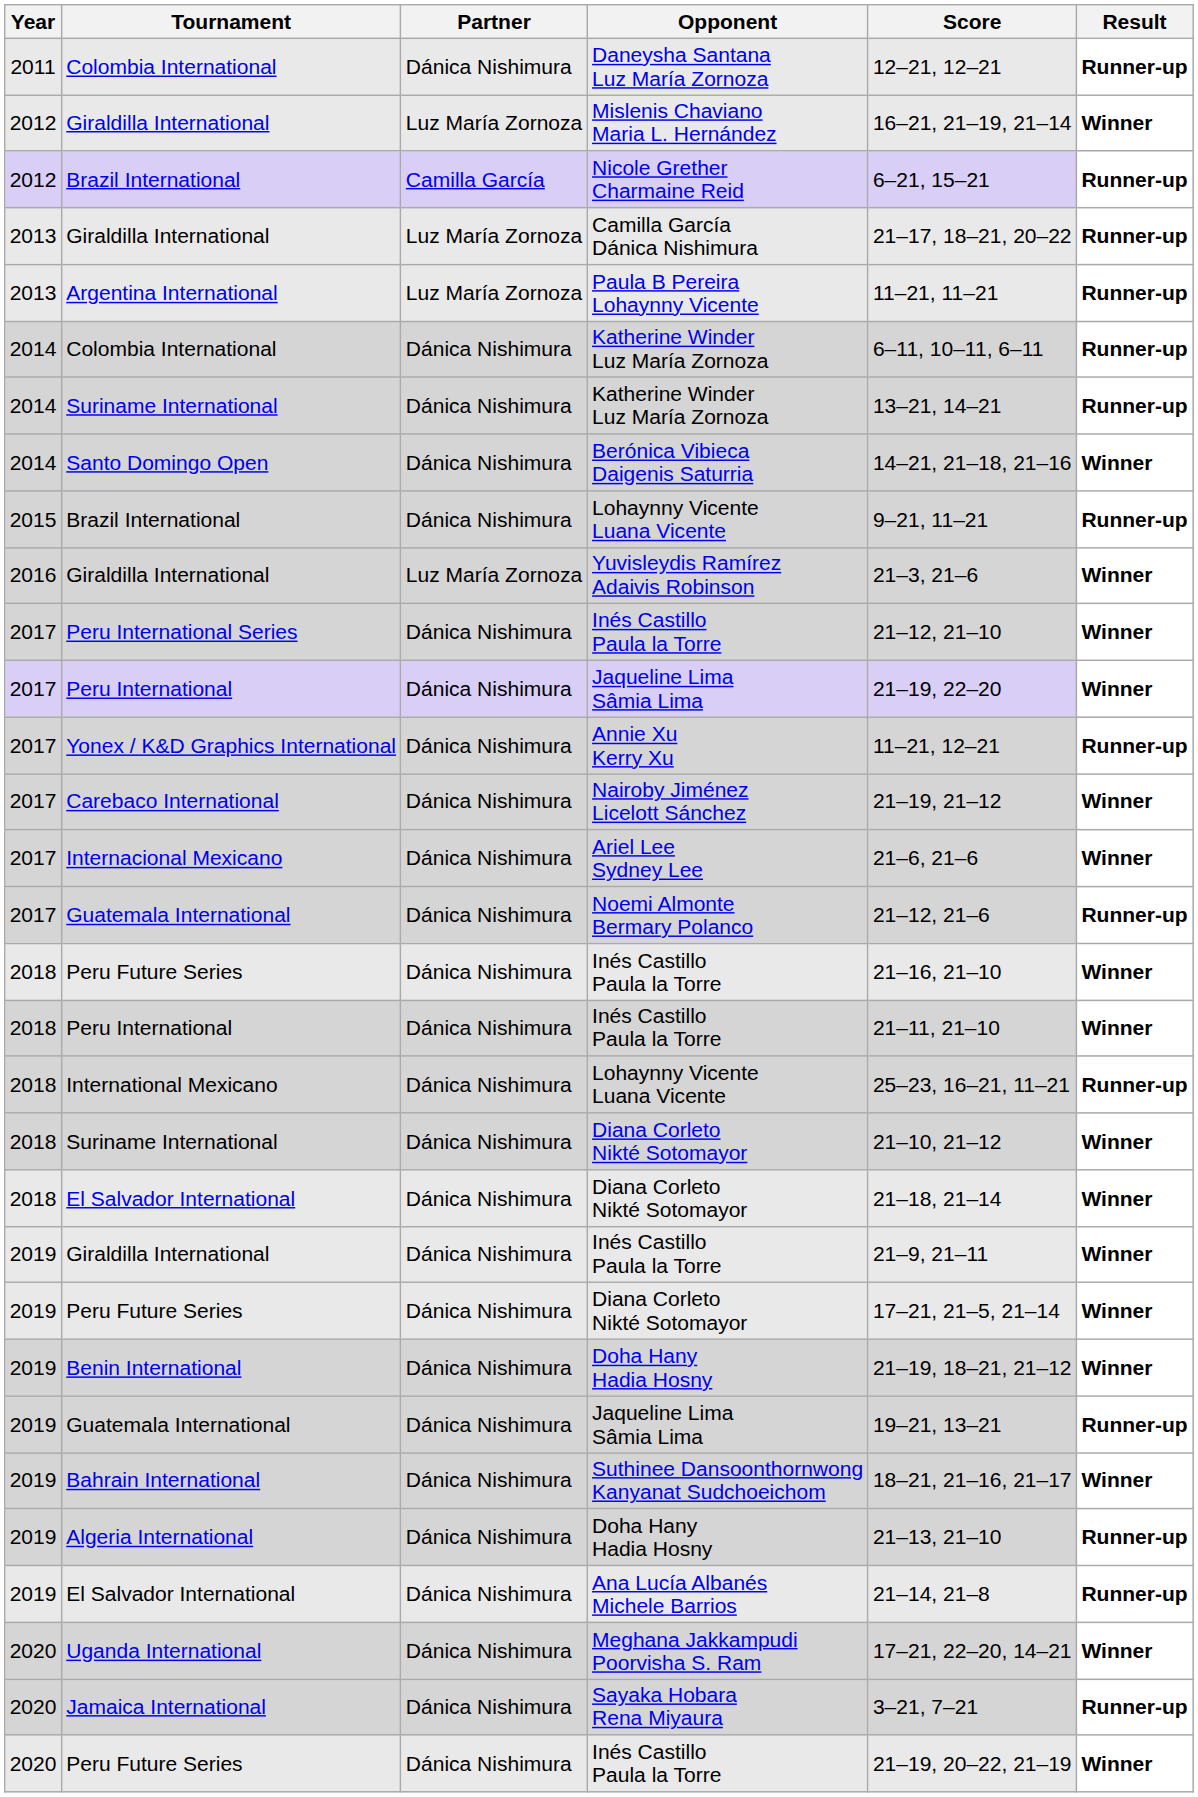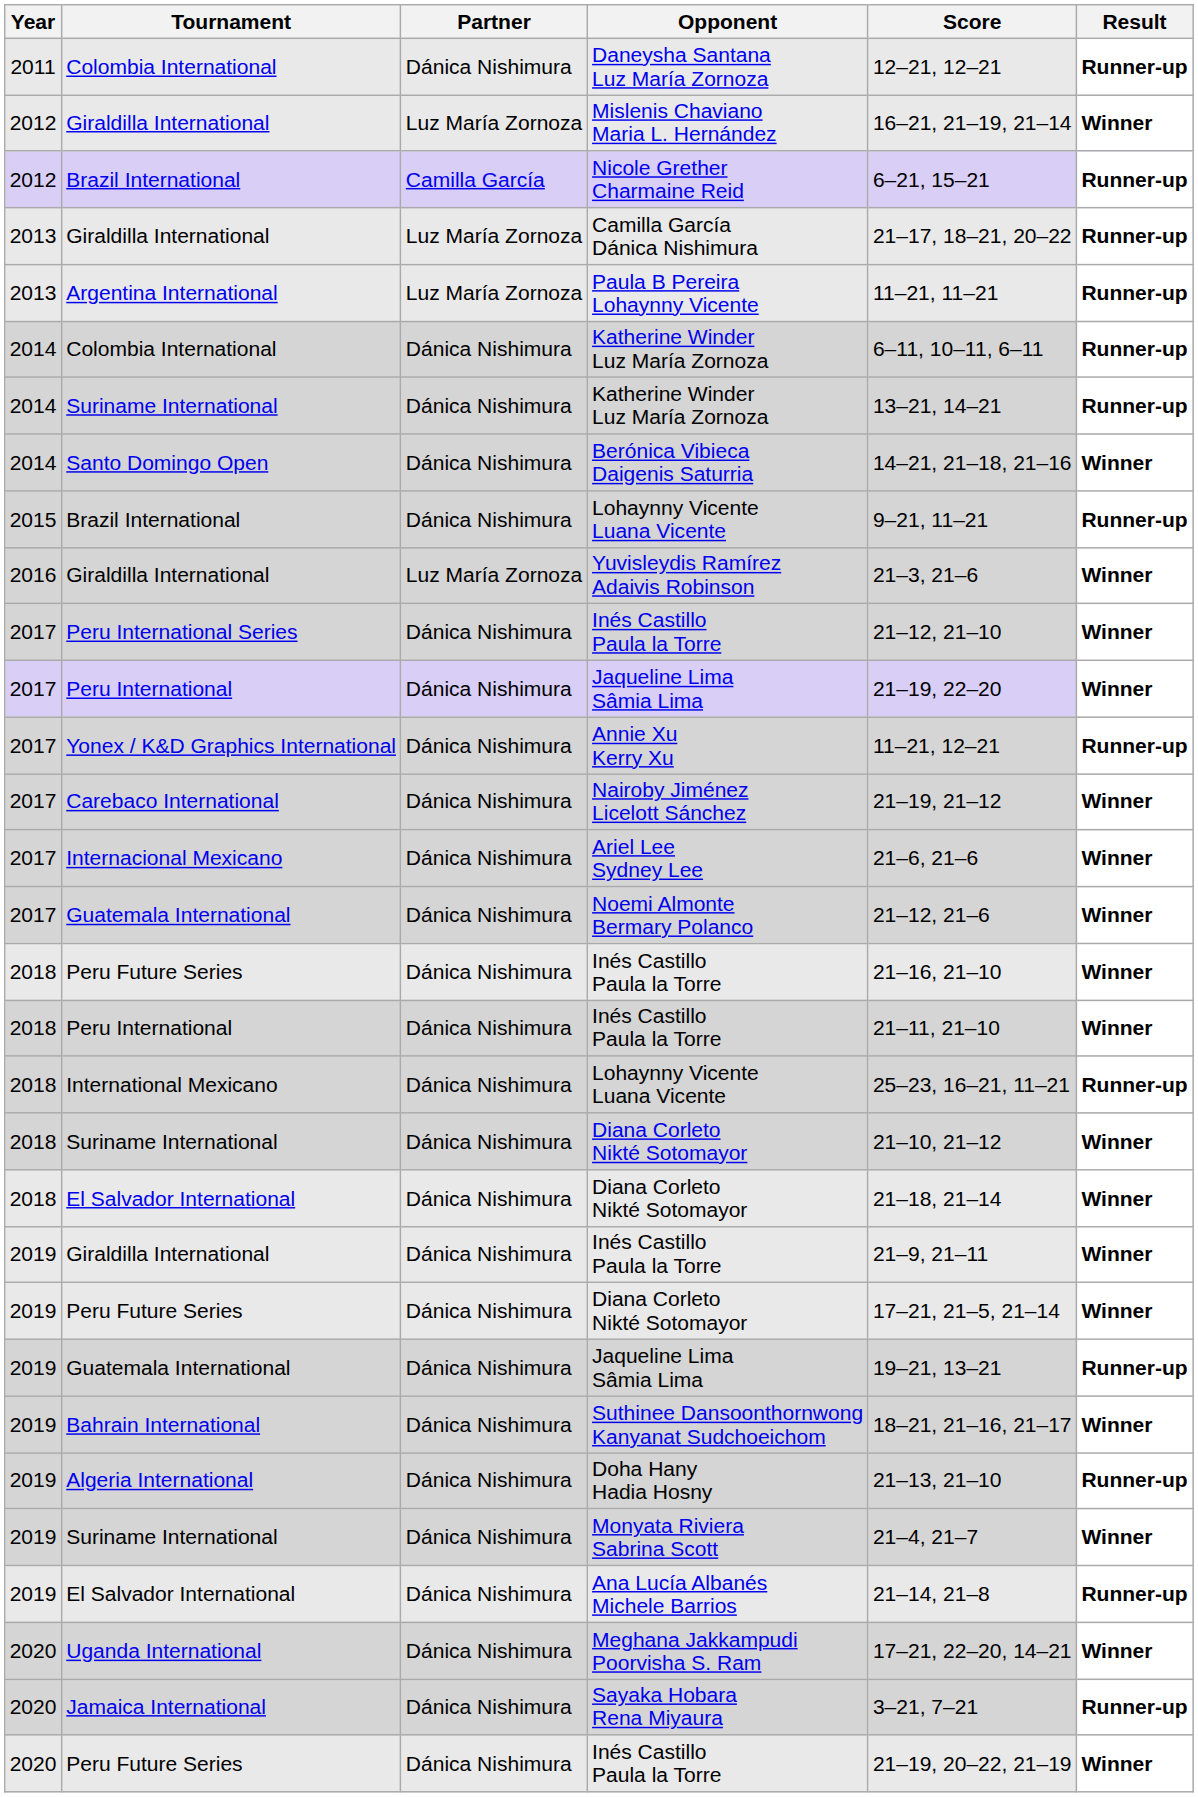(1135, 915) Runner-up -> (1117, 915) Winner
- row: (154, 1368)
+ row: (172, 1538)
